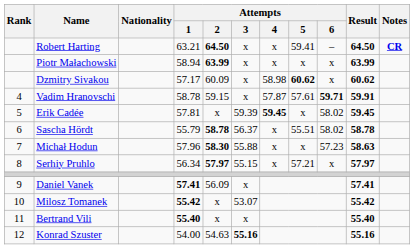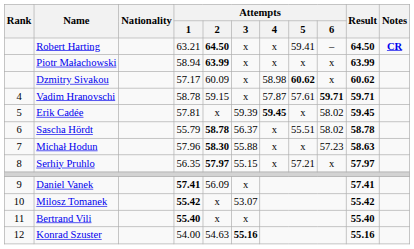(363, 96) 59.91 -> (363, 96) 59.71
(188, 163) 56.34 -> (188, 163) 56.35
